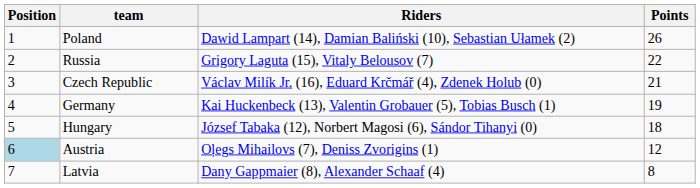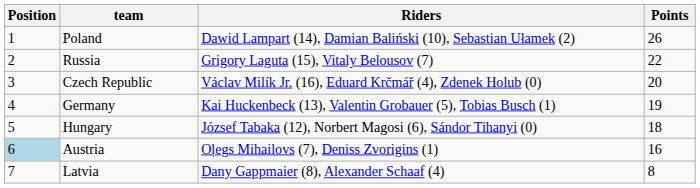(655, 82) 21 -> (655, 82) 20
(655, 149) 12 -> (655, 149) 16
